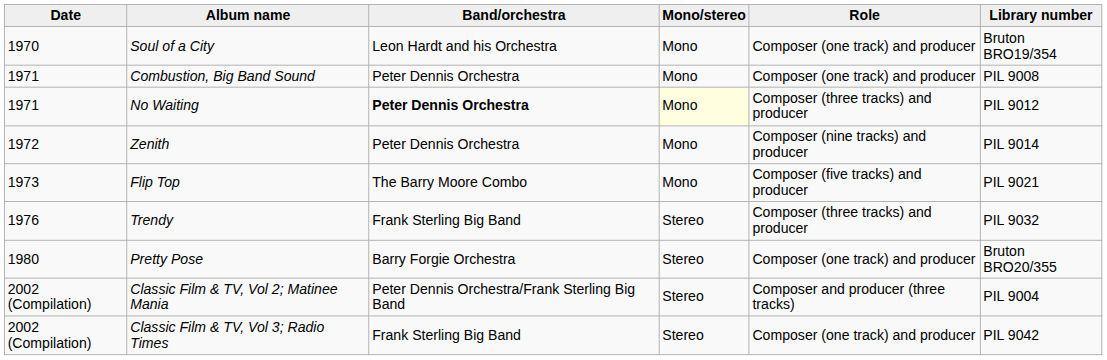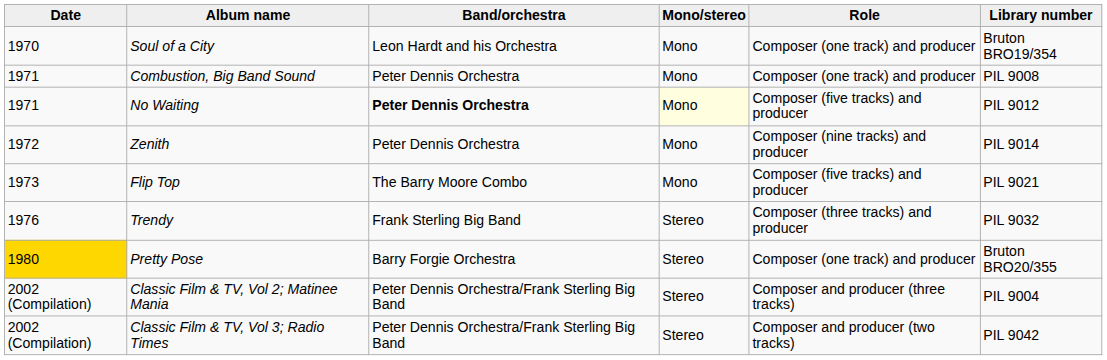(842, 106) Composer (three tracks) and producer -> (837, 106) Composer (five tracks) and producer
(23, 259) no background -> (23, 259) gold background
(447, 335) Frank Sterling Big Band -> (504, 335) Peter Dennis Orchestra/Frank Sterling Big Band
(864, 335) Composer (one track) and producer -> (844, 335) Composer and producer (two tracks)
